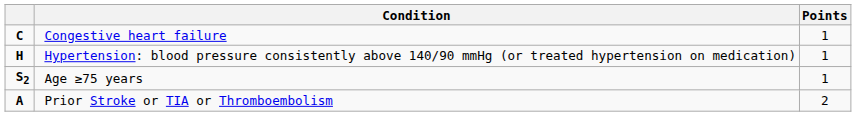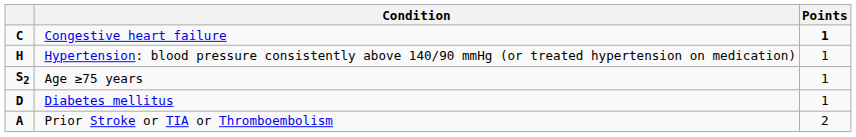(825, 35) normal -> (825, 35) bold
+ row: (105, 100)
